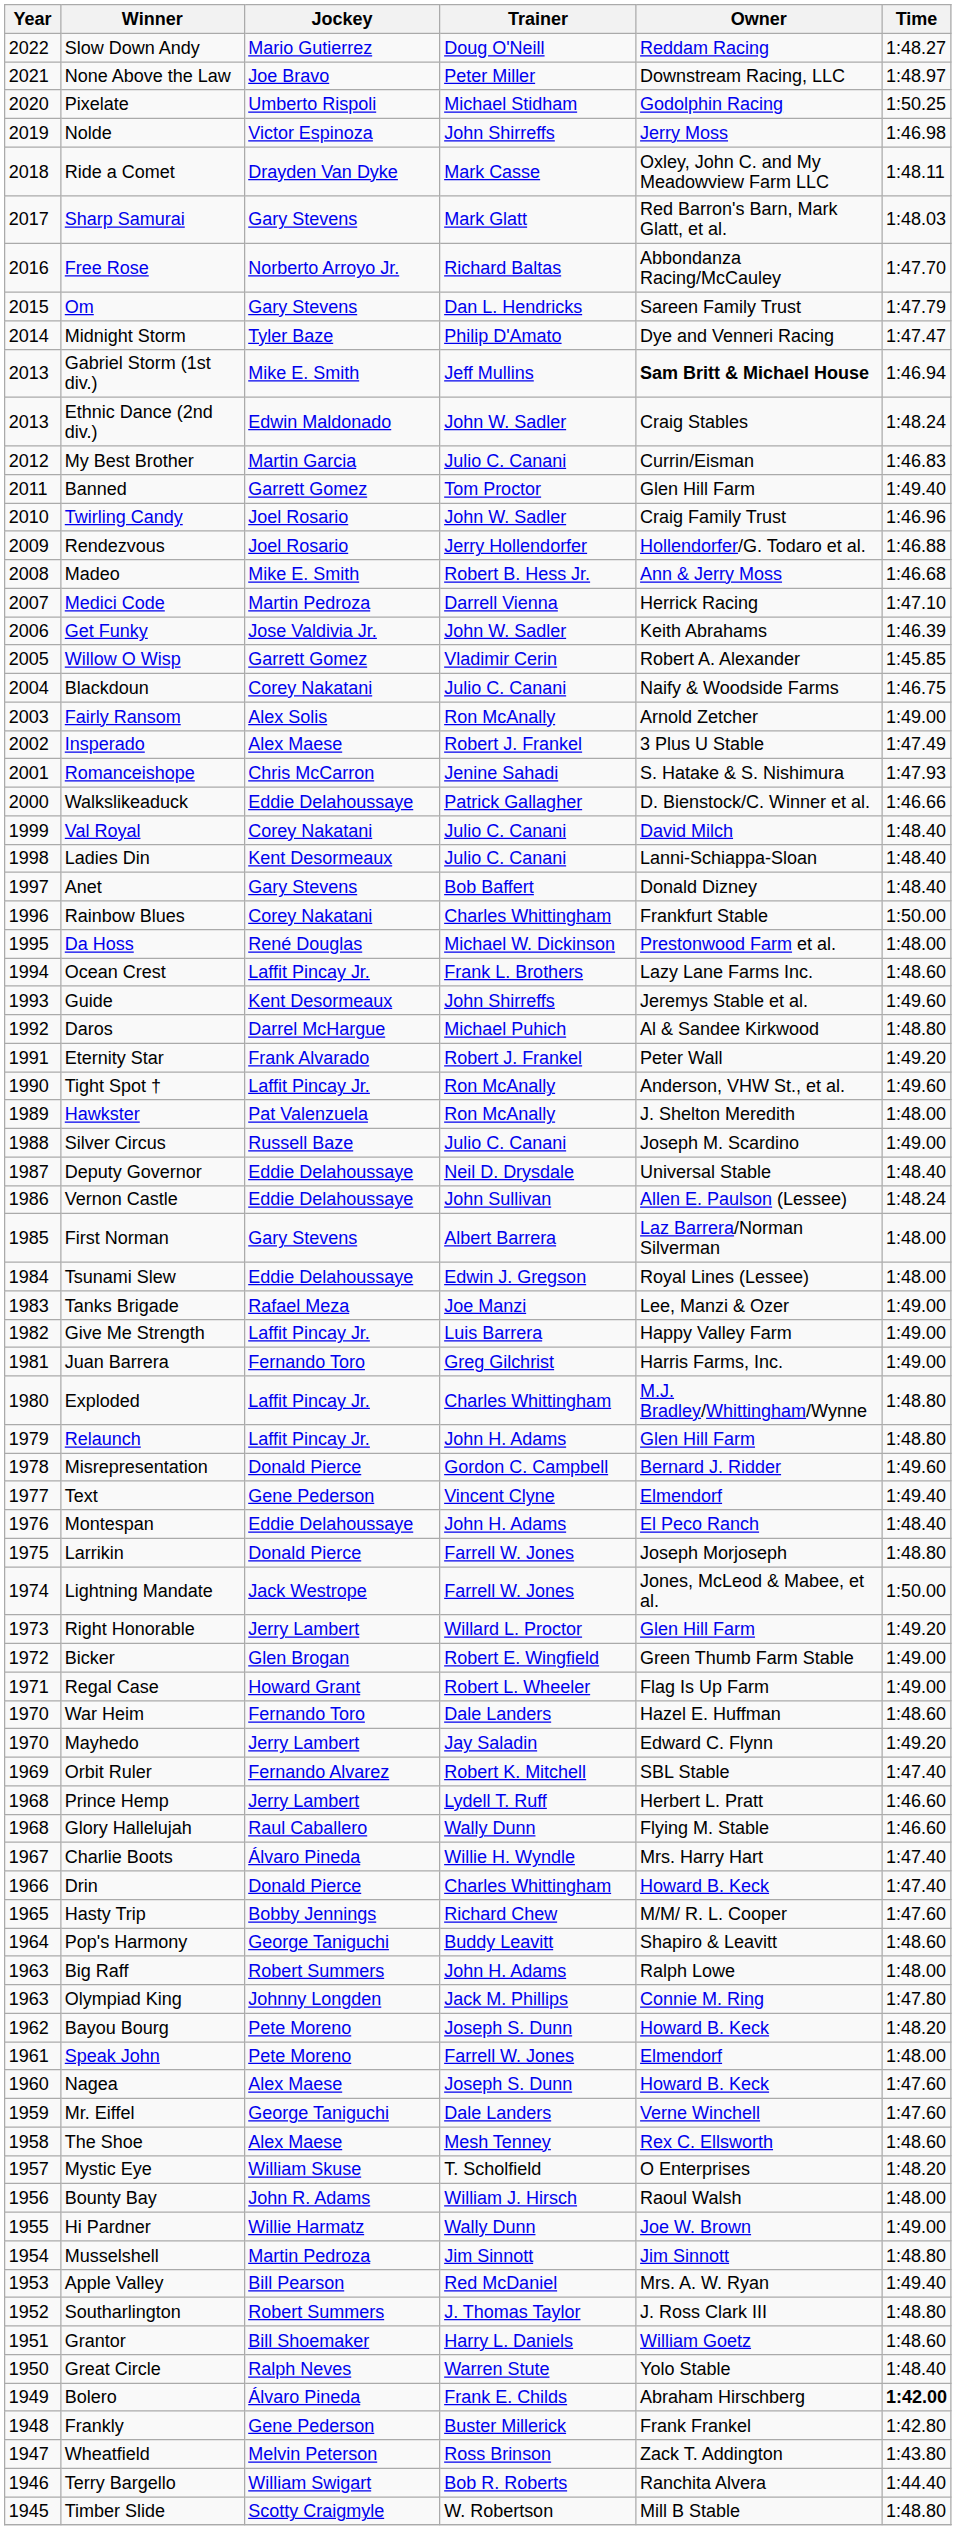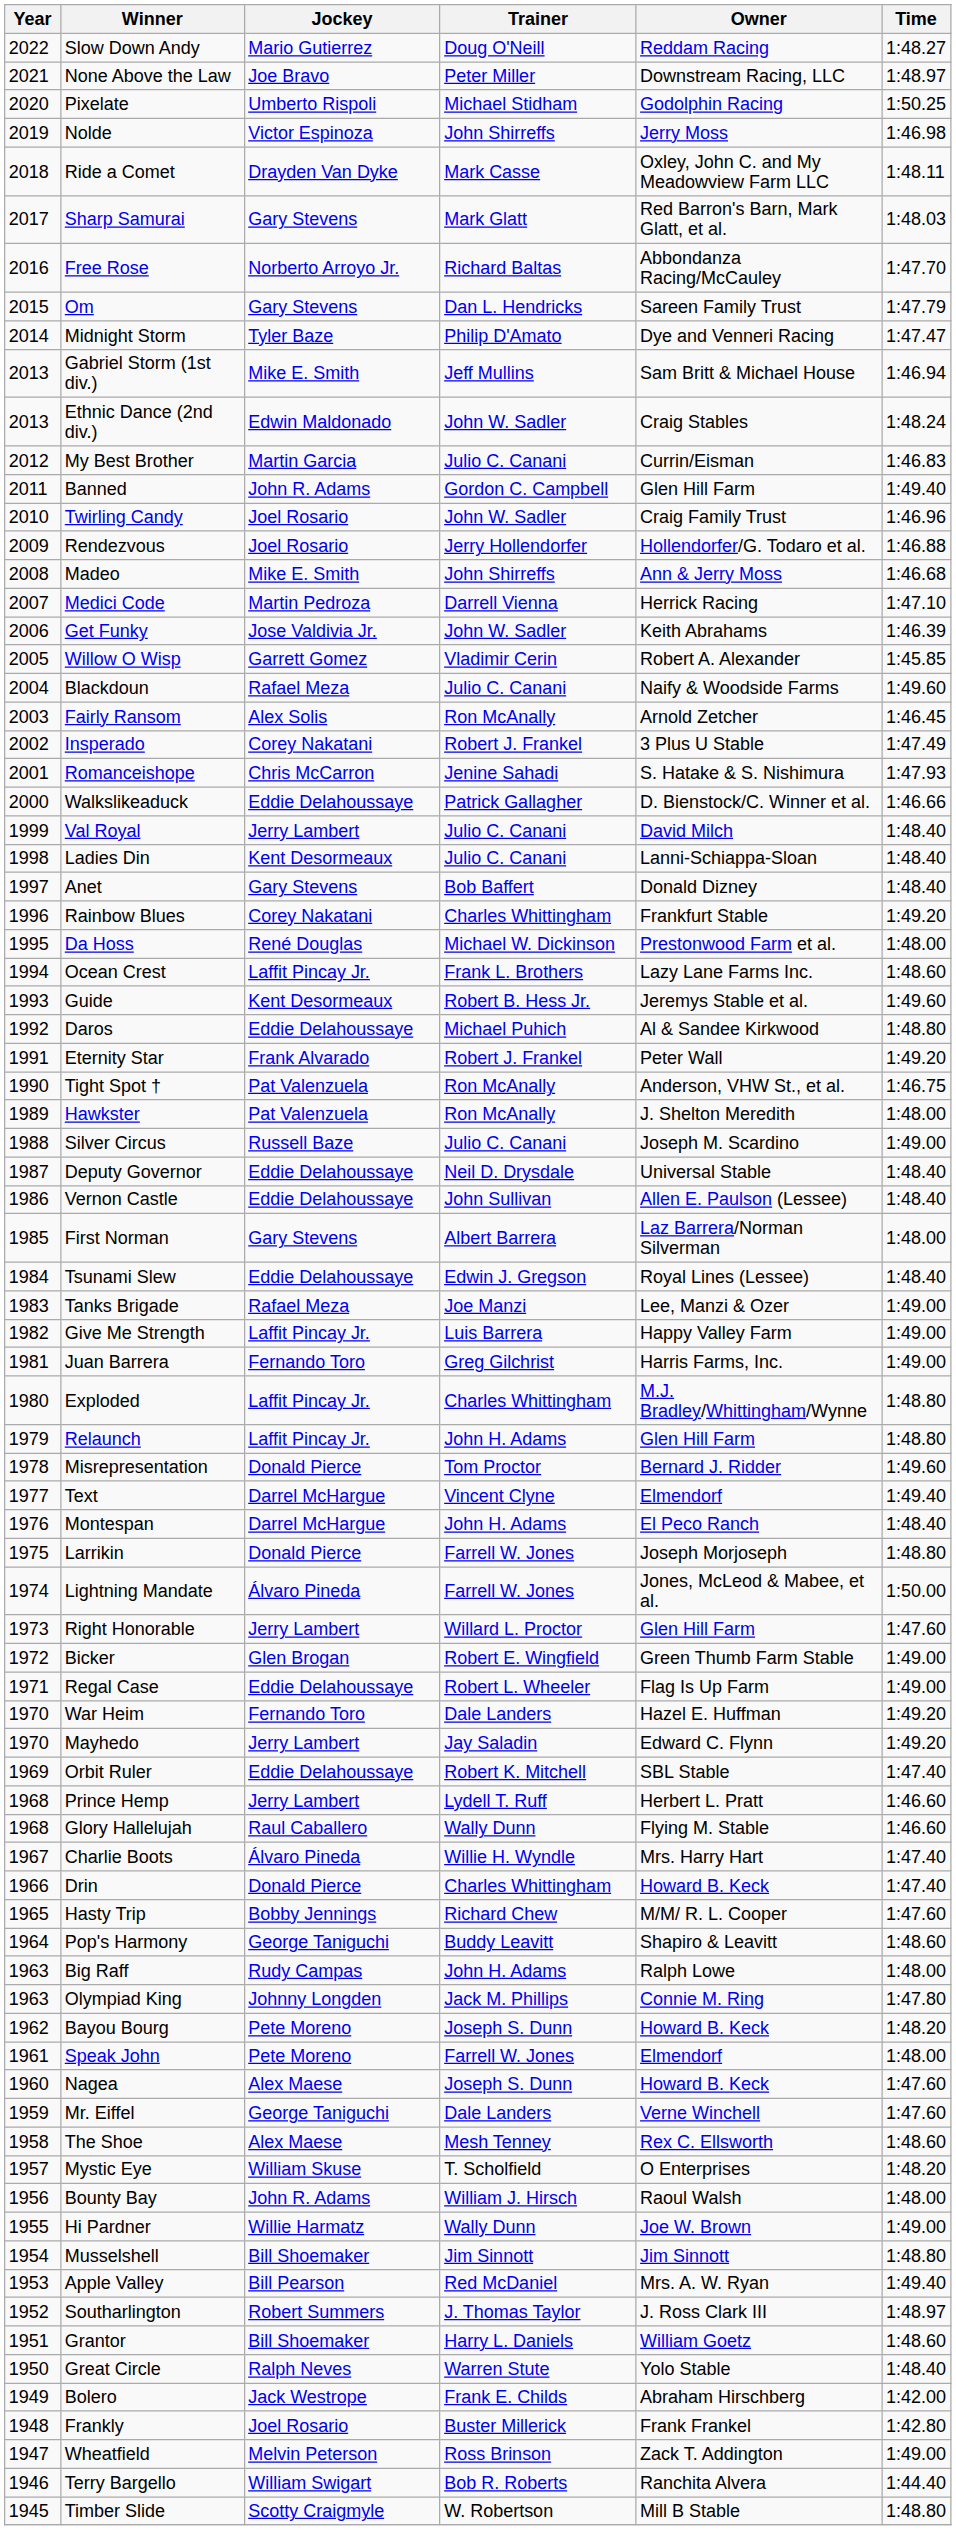(755, 374) bold -> (748, 374) normal
(308, 489) Garrett Gomez -> (309, 489) John R. Adams
(493, 489) Tom Proctor -> (526, 489) Gordon C. Campbell
(517, 574) Robert B. Hess Jr. -> (499, 574) John Shirreffs
(310, 688) Corey Nakatani -> (299, 688) Rafael Meza
(916, 688) 1:46.75 -> (916, 688) 1:49.60
(916, 716) 1:49.00 -> (916, 716) 1:46.45
(295, 745) Alex Maese -> (310, 745) Corey Nakatani
(310, 830) Corey Nakatani -> (304, 830) Jerry Lambert
(916, 915) 1:50.00 -> (916, 915) 1:49.20
(499, 1001) John Shirreffs -> (517, 1001) Robert B. Hess Jr.
(317, 1029) Darrel McHargue -> (331, 1029) Eddie Delahoussaye
(309, 1086) Laffit Pincay Jr. -> (308, 1086) Pat Valenzuela
(916, 1086) 1:49.60 -> (916, 1086) 1:46.75
(916, 1200) 1:48.24 -> (916, 1200) 1:48.40
(916, 1277) 1:48.00 -> (916, 1277) 1:48.40
(526, 1467) Gordon C. Campbell -> (493, 1467) Tom Proctor
(311, 1496) Gene Pederson -> (317, 1496) Darrel McHargue
(331, 1524) Eddie Delahoussaye -> (317, 1524) Darrel McHargue
(308, 1591) Jack Westrope -> (304, 1591) Álvaro Pineda
(916, 1630) 1:49.20 -> (916, 1630) 1:47.60
(304, 1686) Howard Grant -> (331, 1686) Eddie Delahoussaye
(916, 1715) 1:48.60 -> (916, 1715) 1:49.20
(319, 1772) Fernando Alvarez -> (331, 1772) Eddie Delahoussaye
(316, 1971) Robert Summers -> (305, 1971) Rudy Campas
(309, 2255) Martin Pedroza -> (309, 2255) Bill Shoemaker
(916, 2312) 1:48.80 -> (916, 2312) 1:48.97
(304, 2397) Álvaro Pineda -> (308, 2397) Jack Westrope
(917, 2397) bold -> (916, 2397) normal
(311, 2426) Gene Pederson -> (298, 2426) Joel Rosario
(916, 2454) 1:43.80 -> (916, 2454) 1:49.00
